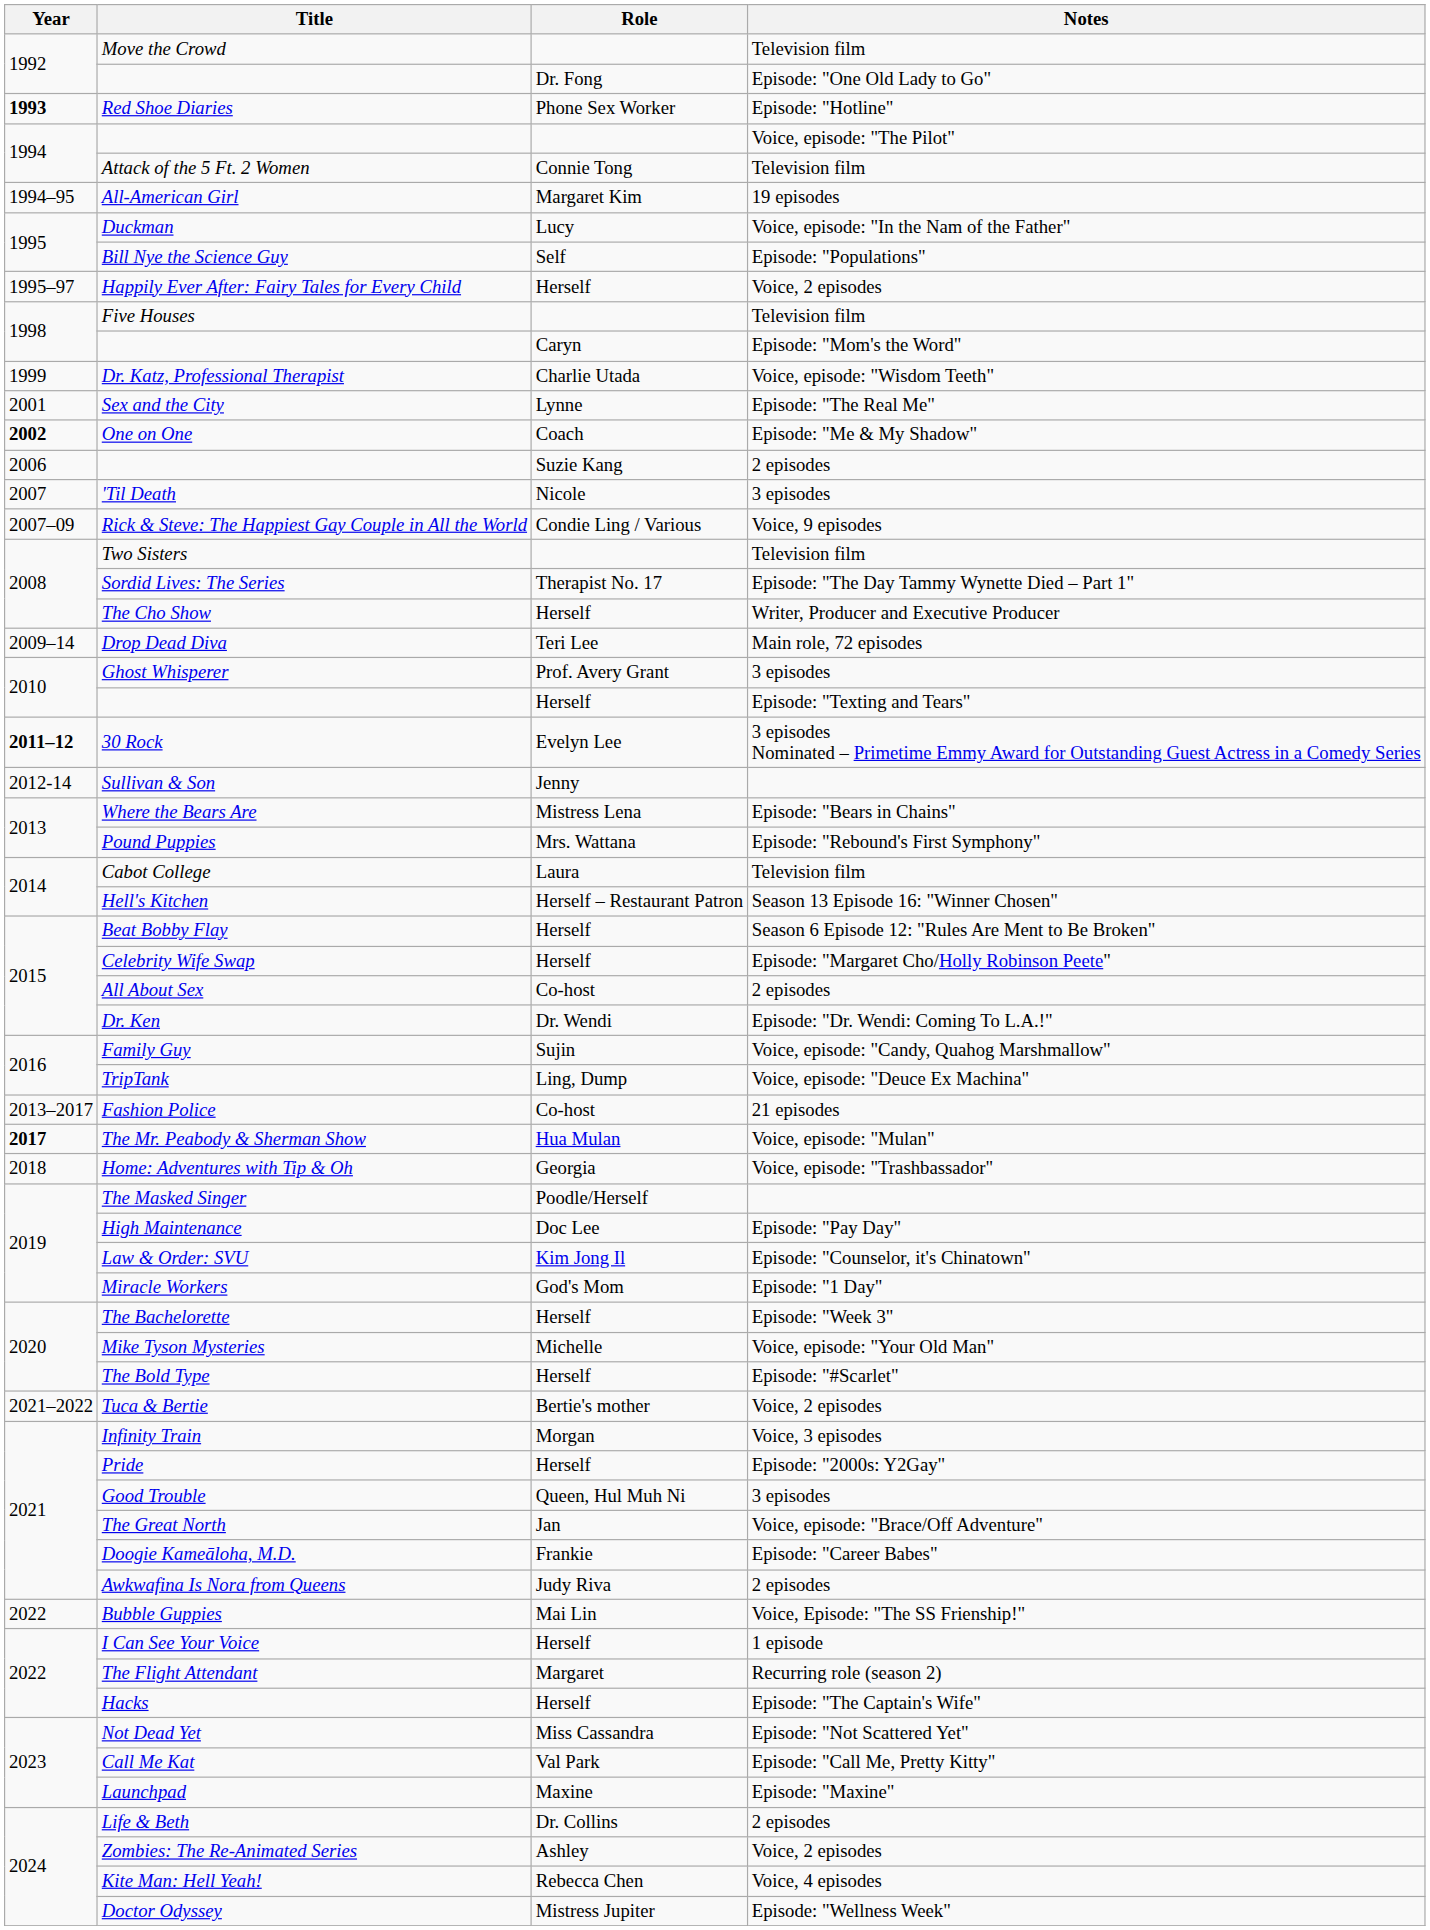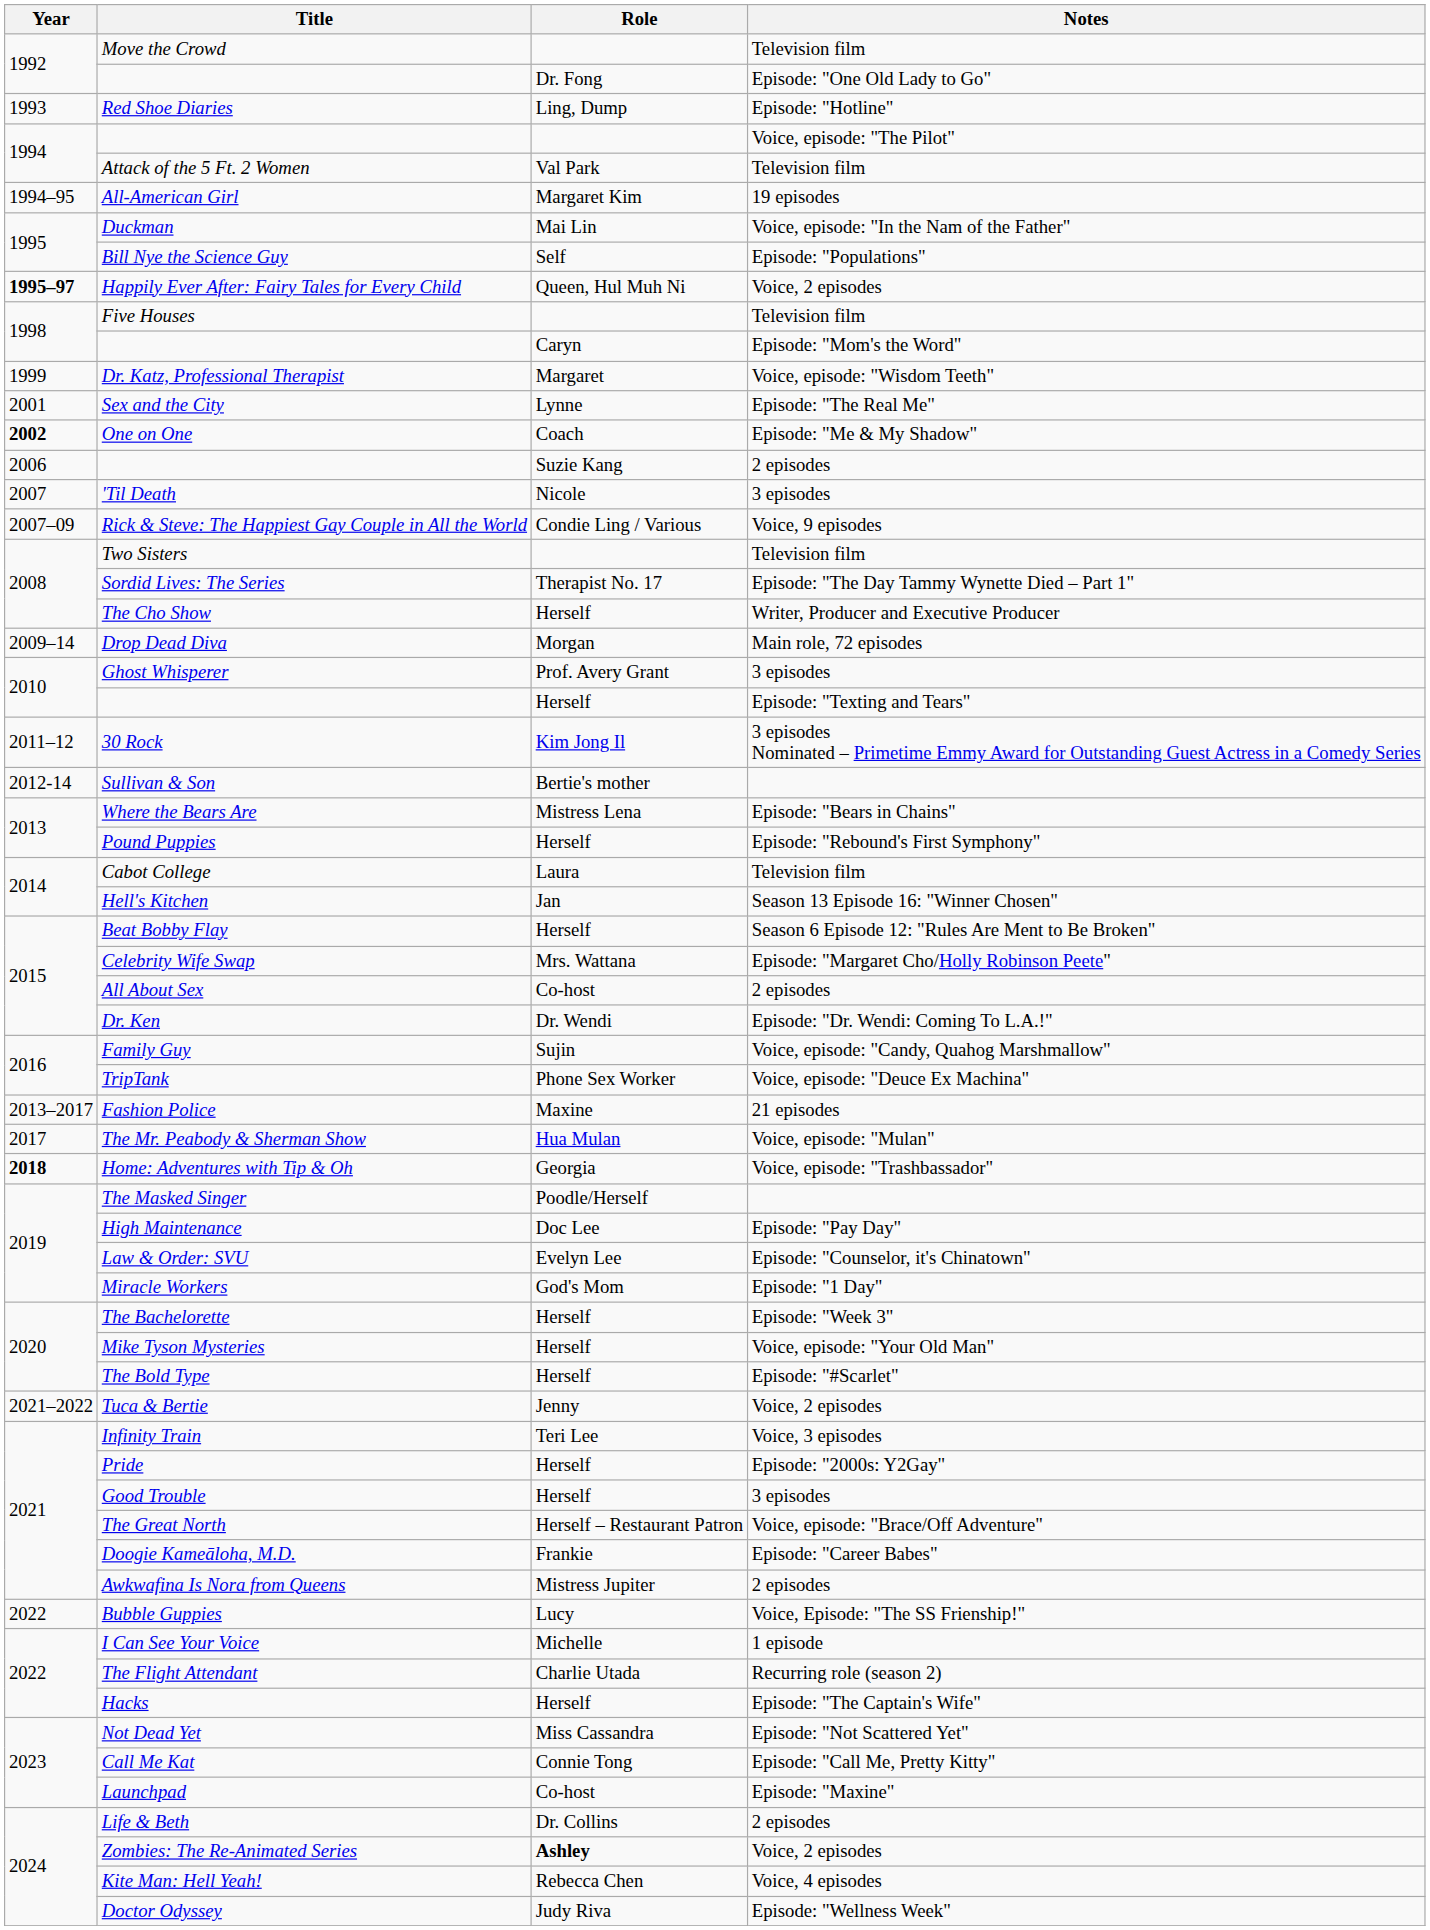(28, 108) bold -> (28, 108) normal
(605, 108) Phone Sex Worker -> (581, 108) Ling, Dump
(584, 167) Connie Tong -> (568, 167) Val Park
(555, 227) Lucy -> (566, 227) Mai Lin
(42, 286) normal -> (42, 286) bold
(563, 286) Herself -> (611, 286) Queen, Hul Muh Ni
(588, 375) Charlie Utada -> (570, 375) Margaret
(567, 642) Teri Lee -> (565, 642) Morgan
(41, 742) bold -> (41, 742) normal
(579, 742) Evelyn Lee -> (580, 742) Kim Jong Il
(558, 782) Jenny -> (593, 782) Bertie's mother
(586, 842) Mrs. Wattana -> (563, 842) Herself
(639, 901) Herself – Restaurant Patron -> (548, 901) Jan
(563, 960) Herself -> (586, 960) Mrs. Wattana
(581, 1079) Ling, Dump -> (605, 1079) Phone Sex Worker
(565, 1109) Co-host -> (564, 1109) Maxine
(28, 1138) bold -> (28, 1138) normal
(28, 1168) normal -> (28, 1168) bold
(580, 1257) Kim Jong Il -> (579, 1257) Evelyn Lee
(569, 1346) Michelle -> (563, 1346) Herself
(593, 1406) Bertie's mother -> (558, 1406) Jenny
(565, 1435) Morgan -> (567, 1435) Teri Lee
(611, 1495) Queen, Hul Muh Ni -> (563, 1495) Herself
(548, 1524) Jan -> (639, 1524) Herself – Restaurant Patron
(573, 1584) Judy Riva -> (595, 1584) Mistress Jupiter
(566, 1613) Mai Lin -> (555, 1613) Lucy
(563, 1643) Herself -> (569, 1643) Michelle
(570, 1673) Margaret -> (588, 1673) Charlie Utada
(568, 1762) Val Park -> (584, 1762) Connie Tong
(564, 1792) Maxine -> (565, 1792) Co-host
(562, 1851) normal -> (563, 1851) bold
(595, 1910) Mistress Jupiter -> (573, 1910) Judy Riva
